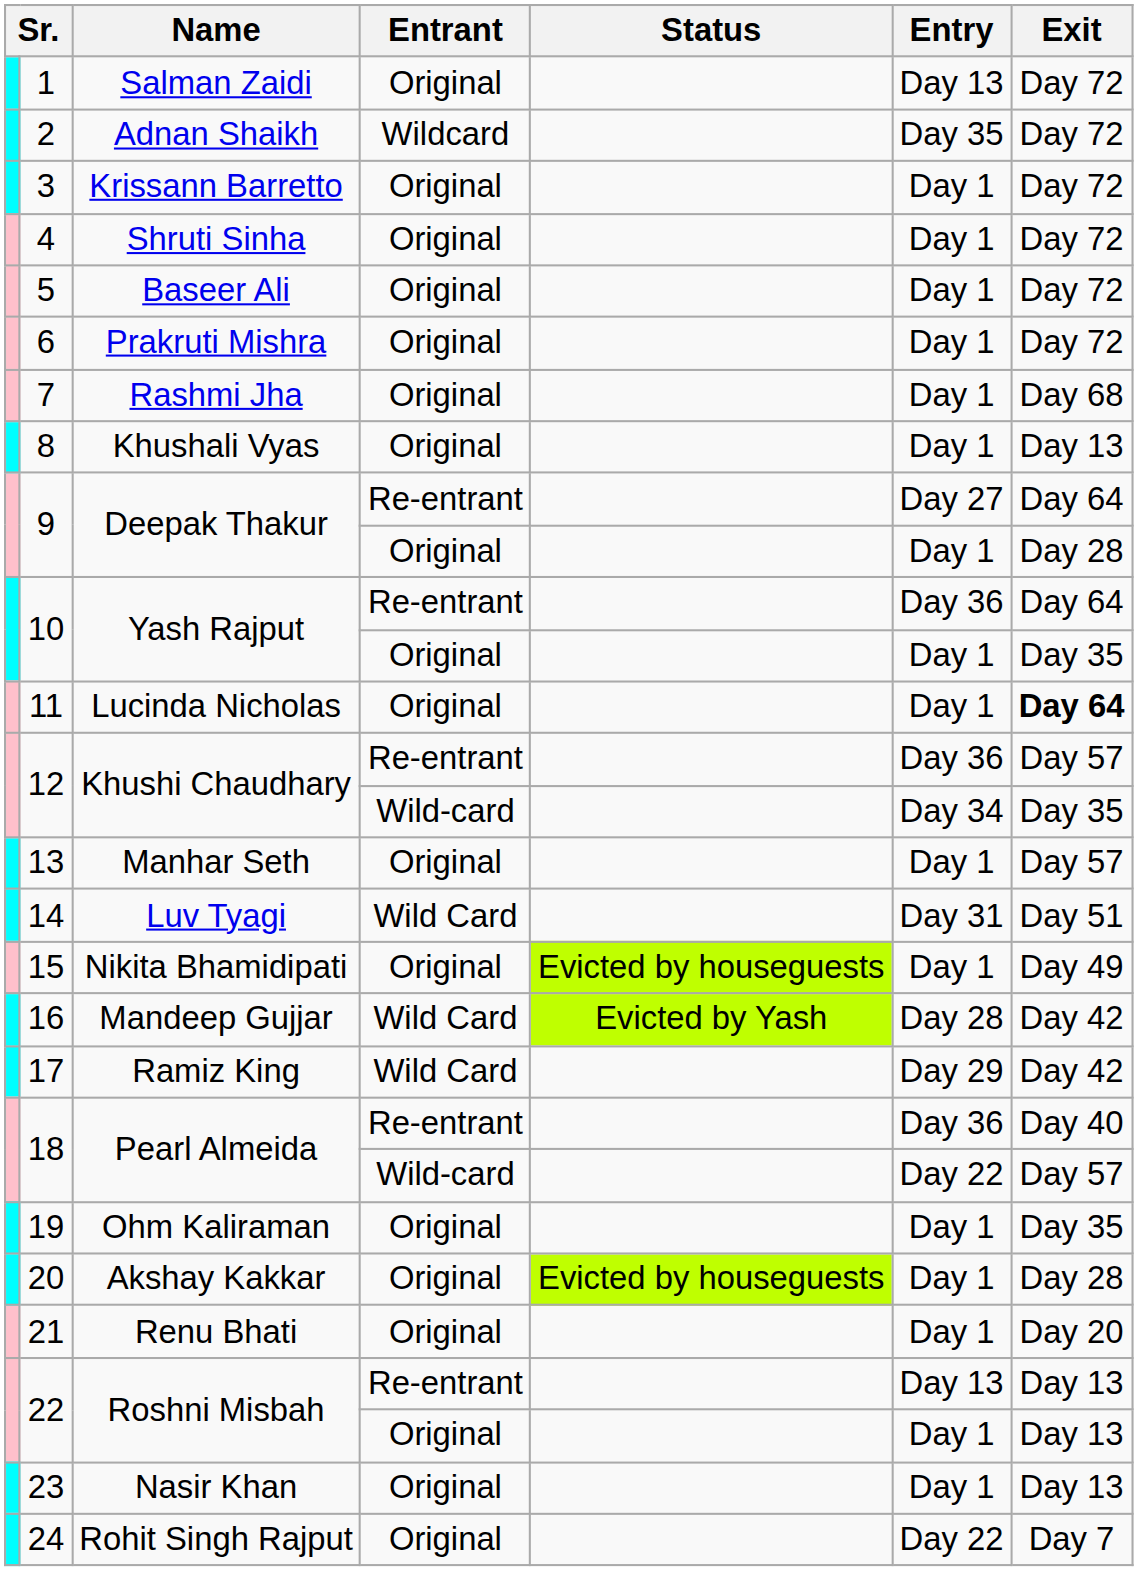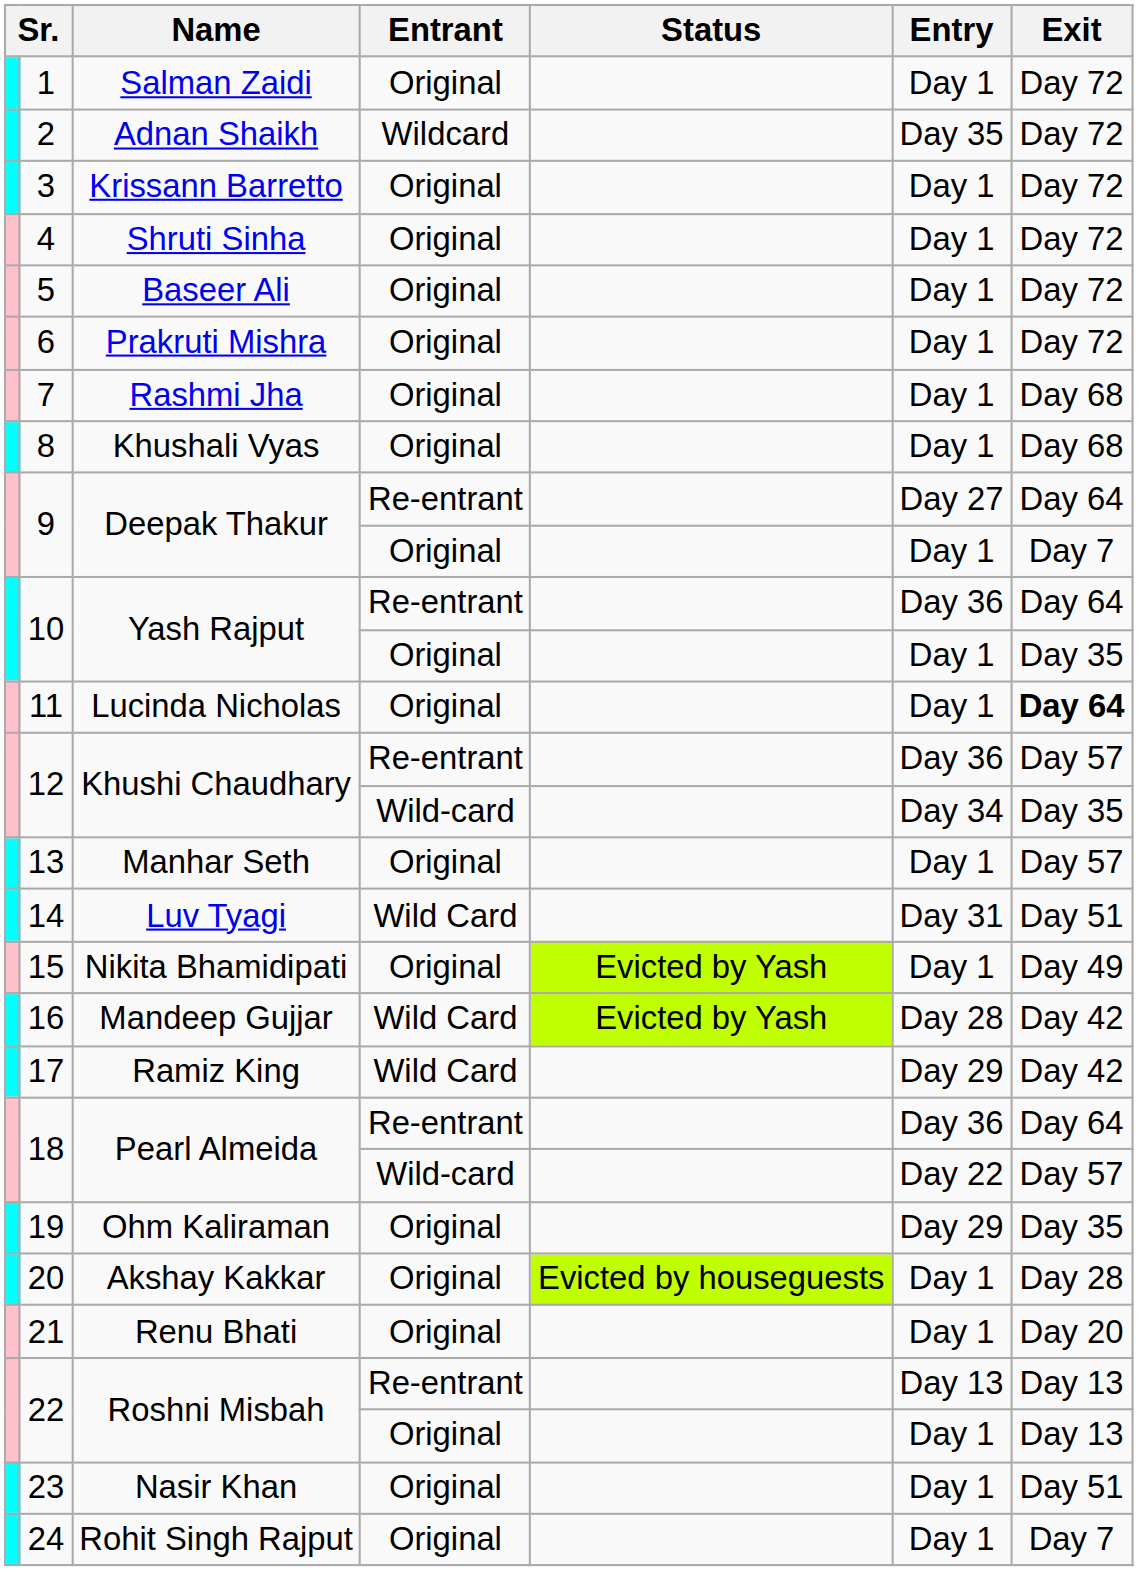(952, 82) Day 13 -> (952, 82) Day 1
(1072, 446) Day 13 -> (1072, 446) Day 68
(1072, 550) Day 28 -> (1072, 550) Day 7
(711, 966) Evicted by houseguests -> (711, 966) Evicted by Yash
(1072, 1122) Day 40 -> (1072, 1122) Day 64
(952, 1226) Day 1 -> (952, 1226) Day 29
(1072, 1487) Day 13 -> (1072, 1487) Day 51
(952, 1539) Day 22 -> (952, 1539) Day 1
